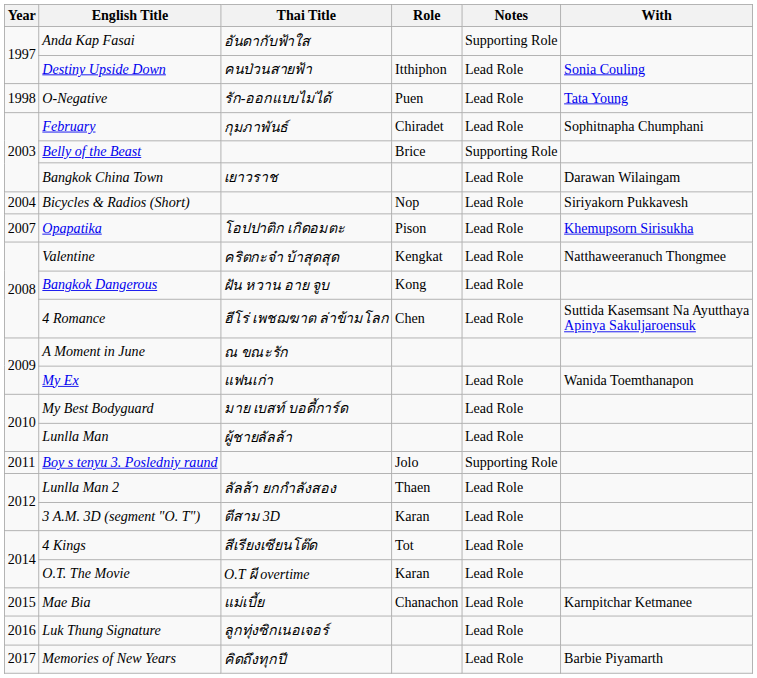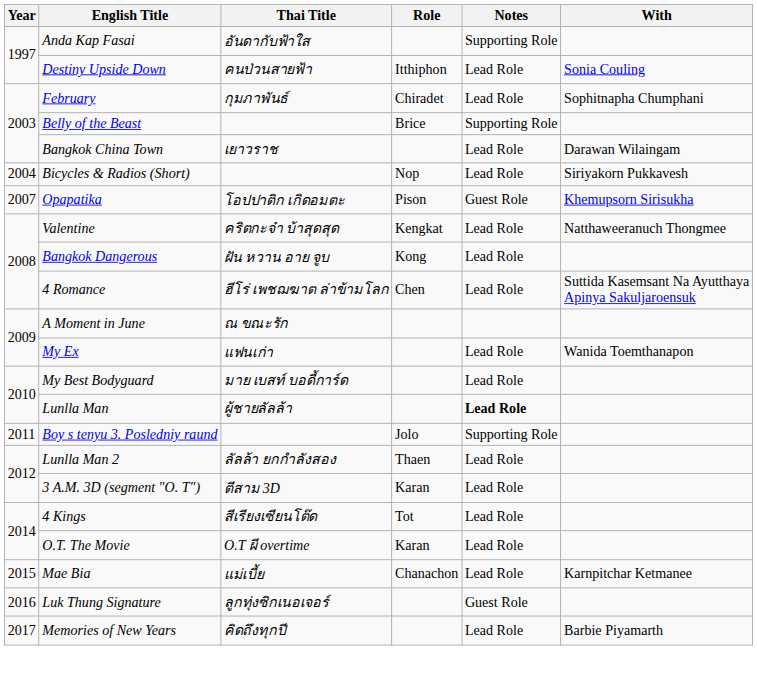- row: (75, 98)
(494, 228) Lead Role -> (496, 199) Guest Role
(494, 437) normal -> (496, 408) bold
(494, 630) Lead Role -> (496, 602) Guest Role
